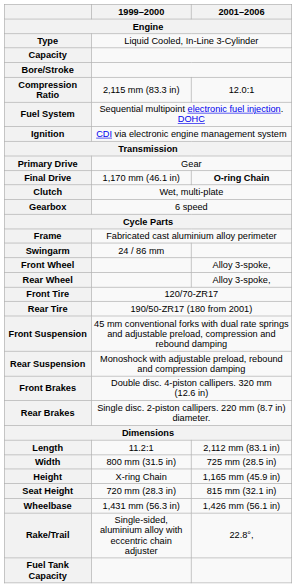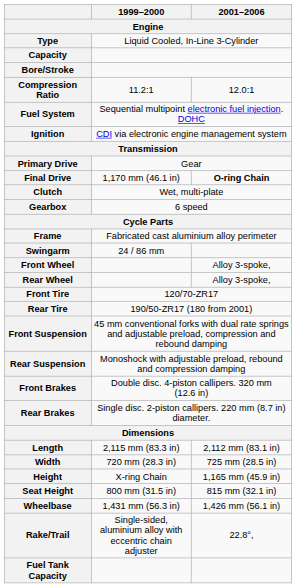(141, 90) 2,115 mm (83.3 in) -> (141, 90) 11.2:1
(141, 448) 11.2:1 -> (141, 448) 2,115 mm (83.3 in)
(141, 462) 800 mm (31.5 in) -> (141, 462) 720 mm (28.3 in)
(141, 491) 720 mm (28.3 in) -> (141, 491) 800 mm (31.5 in)
